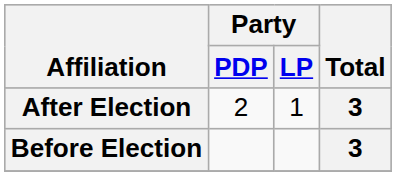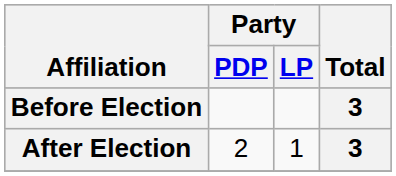rows swapped: (106, 149) <-> (106, 107)
